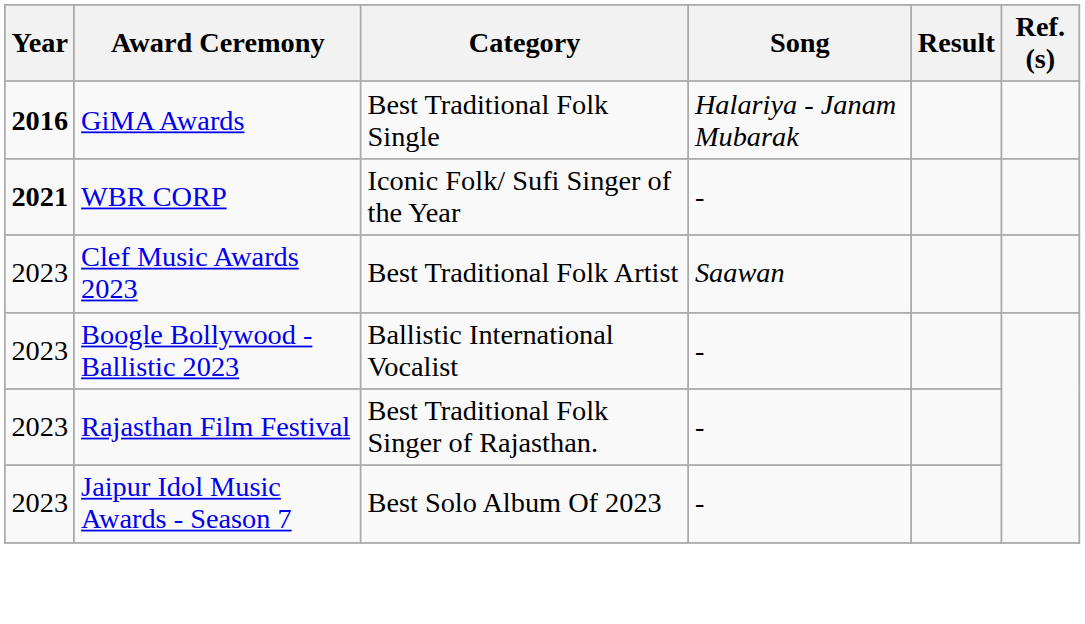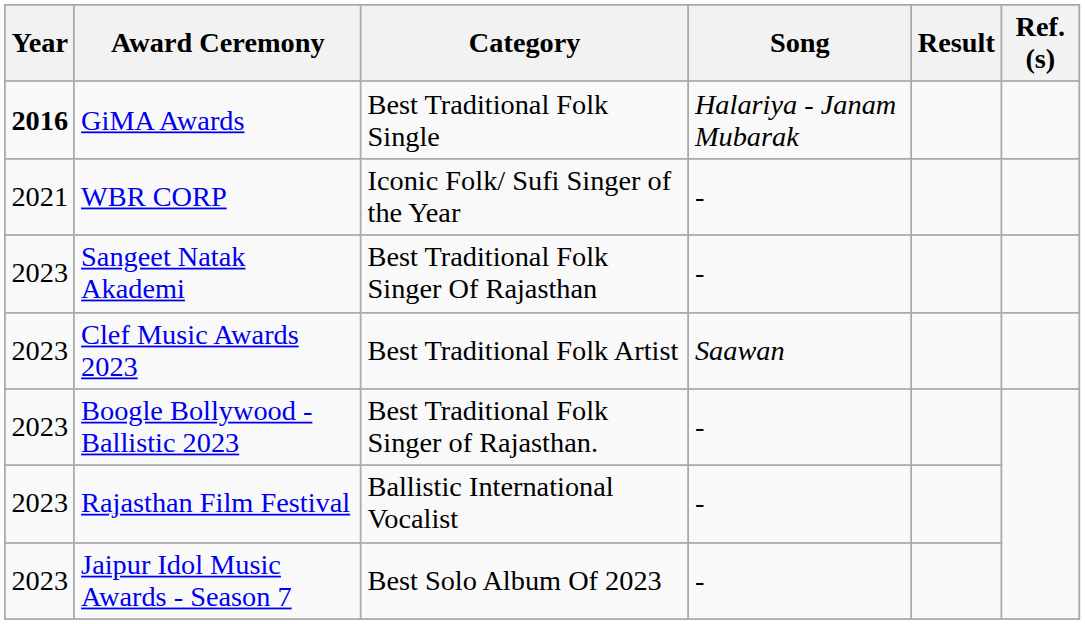(40, 196) bold -> (40, 196) normal
+ row: (163, 273)
(491, 349) Ballistic International Vocalist -> (488, 426) Best Traditional Folk Singer of Rajasthan.
(488, 426) Best Traditional Folk Singer of Rajasthan. -> (491, 503) Ballistic International Vocalist
